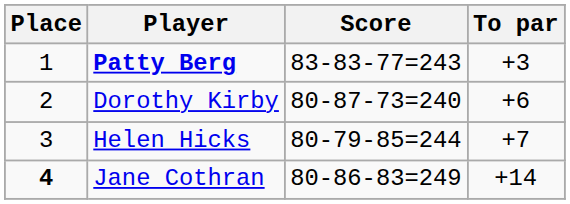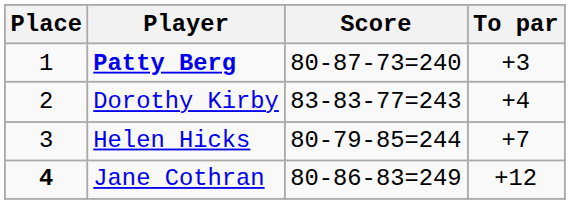(376, 63) 83-83-77=243 -> (376, 63) 80-87-73=240
(376, 102) 80-87-73=240 -> (376, 102) 83-83-77=243
(516, 102) +6 -> (516, 102) +4
(516, 179) +14 -> (516, 179) +12
